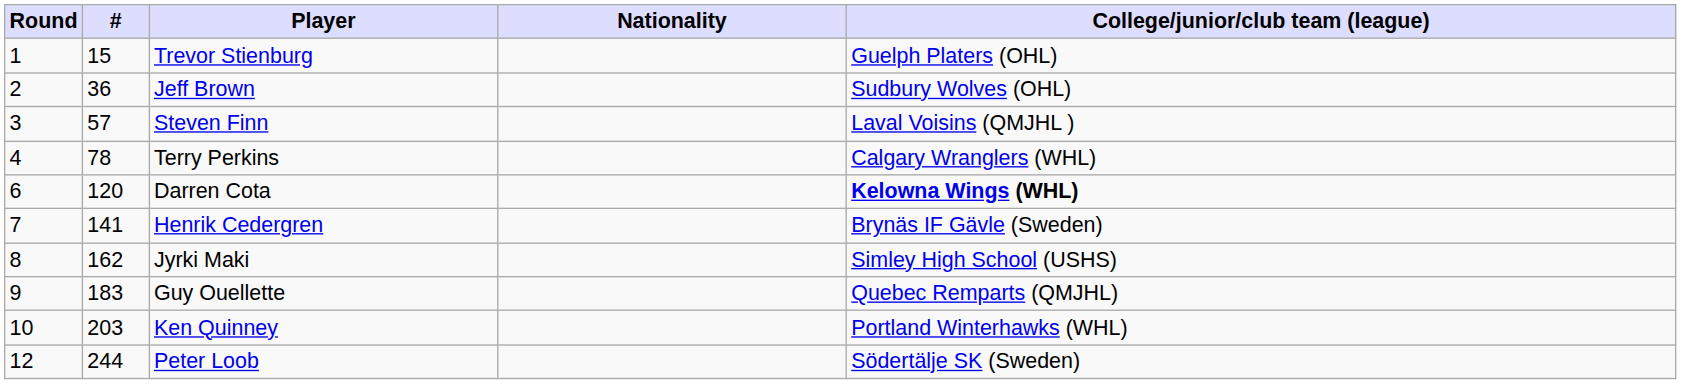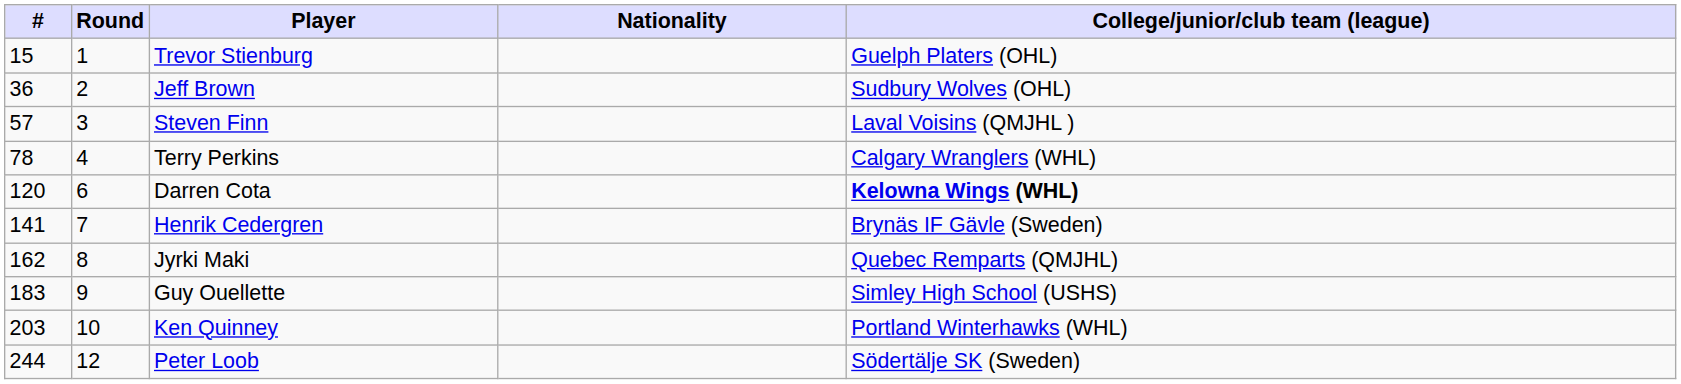columns swapped: (44, 21) <-> (116, 21)
(984, 259) Simley High School (USHS) -> (985, 259) Quebec Remparts (QMJHL)
(985, 293) Quebec Remparts (QMJHL) -> (984, 293) Simley High School (USHS)
